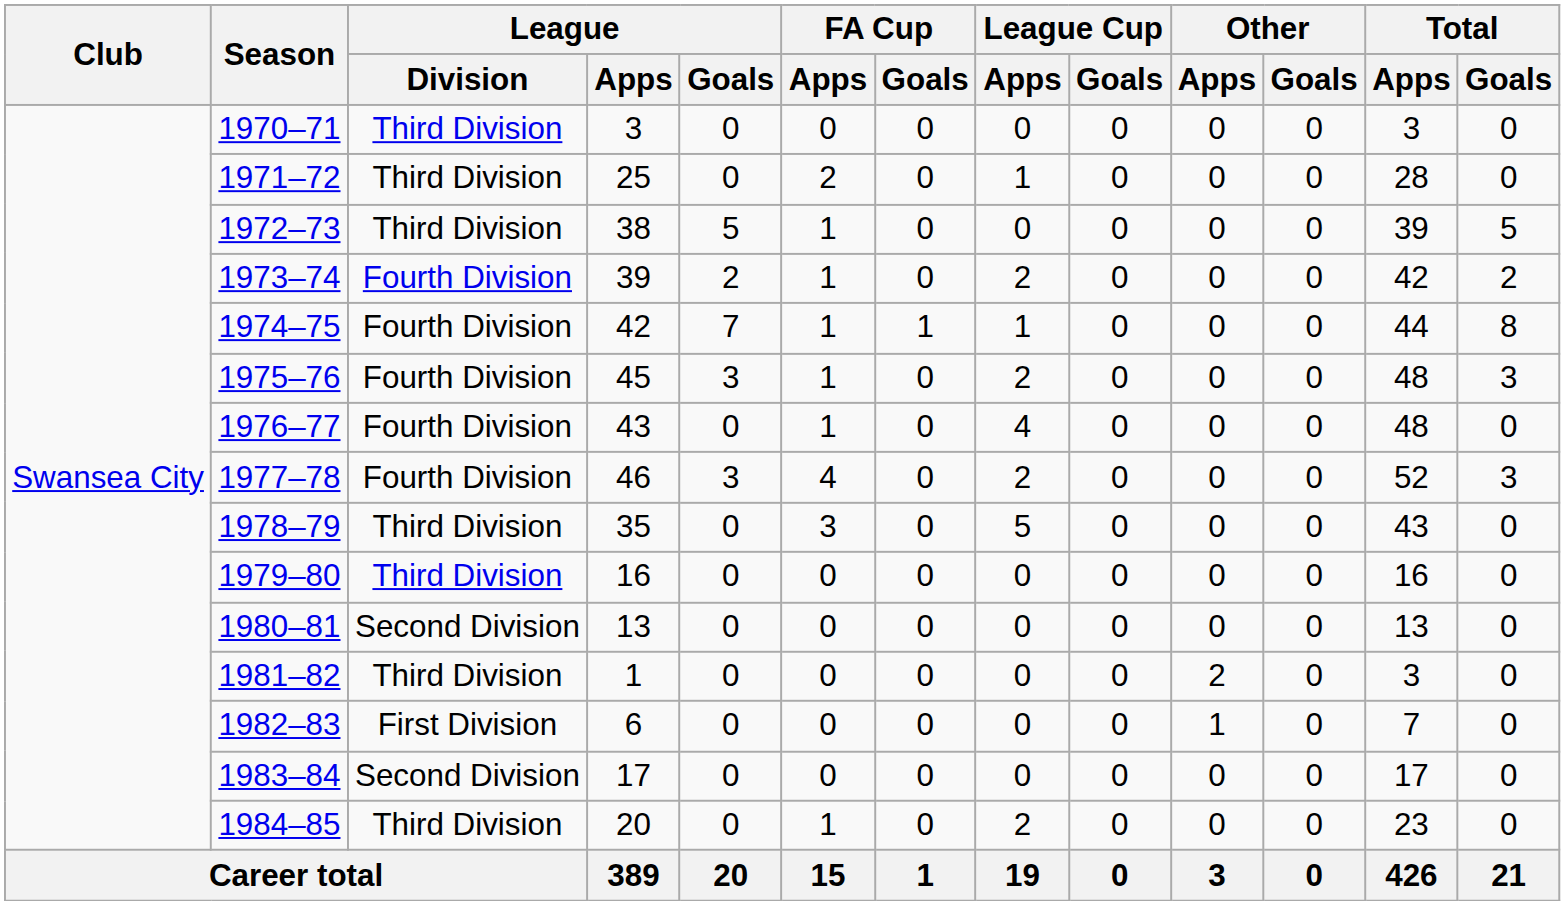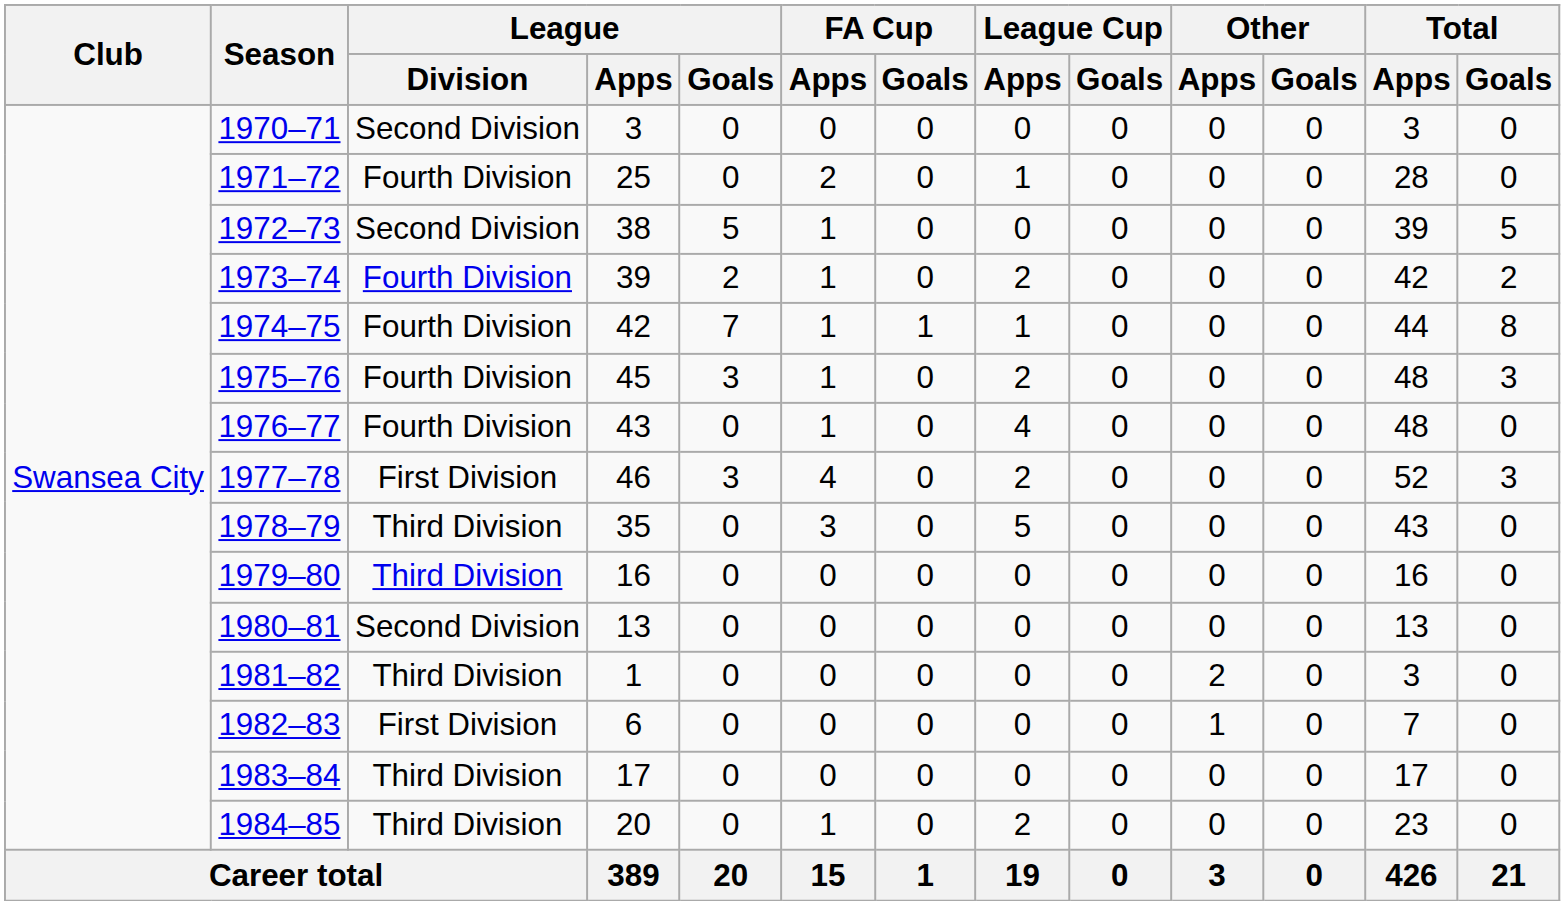(467, 128) Third Division -> (467, 128) Second Division
(467, 178) Third Division -> (467, 178) Fourth Division
(467, 228) Third Division -> (467, 228) Second Division
(467, 476) Fourth Division -> (467, 476) First Division
(467, 775) Second Division -> (467, 775) Third Division
